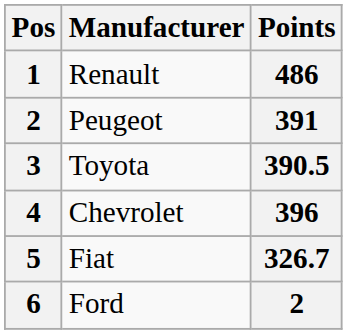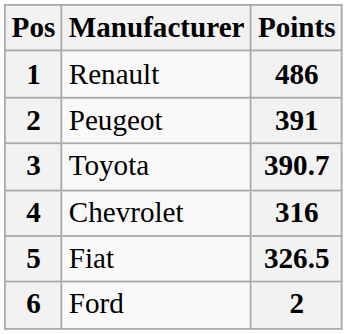(297, 166) 390.5 -> (297, 166) 390.7
(297, 212) 396 -> (297, 212) 316
(297, 258) 326.7 -> (297, 258) 326.5
